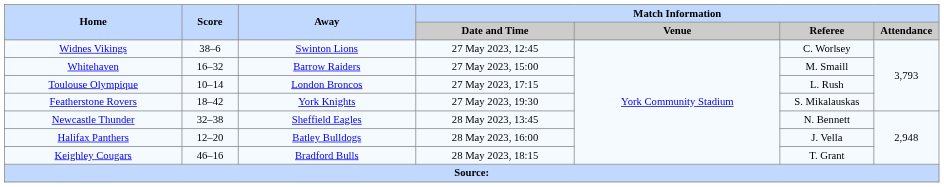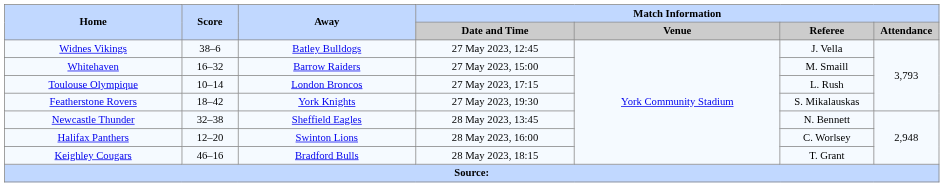(327, 48) Swinton Lions -> (327, 48) Batley Bulldogs
(827, 48) C. Worlsey -> (827, 48) J. Vella
(327, 137) Batley Bulldogs -> (327, 137) Swinton Lions
(827, 137) J. Vella -> (827, 137) C. Worlsey
